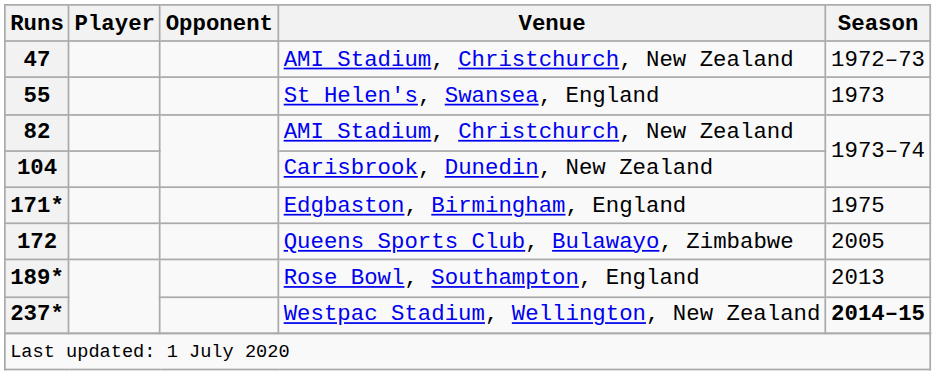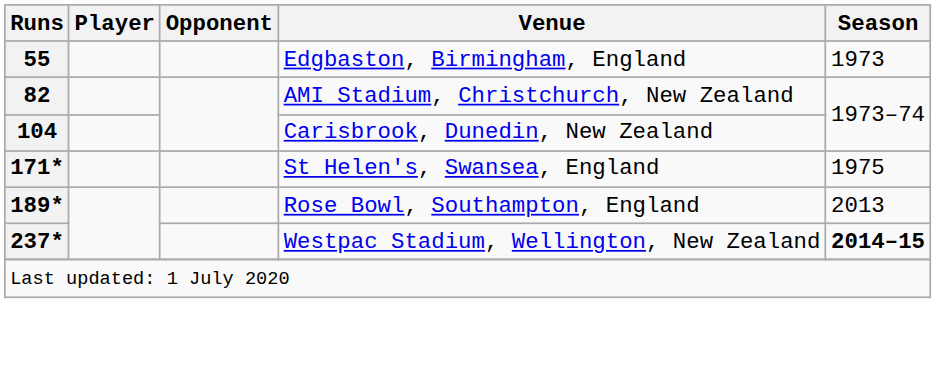- row: (37, 60)
(472, 96) St Helen's, Swansea, England -> (485, 60) Edgbaston, Birmingham, England
(485, 205) Edgbaston, Birmingham, England -> (472, 169) St Helen's, Swansea, England
- row: (37, 242)
